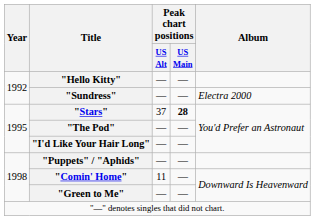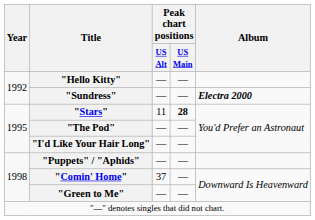(225, 95) normal -> (225, 95) bold
(161, 112) 37 -> (161, 112) 11
(161, 177) 11 -> (161, 177) 37
